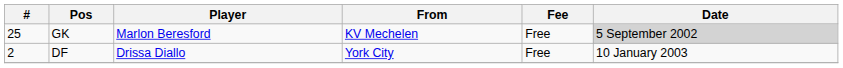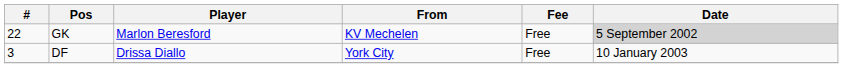(14, 34) 25 -> (14, 34) 22
(11, 53) 2 -> (11, 53) 3
